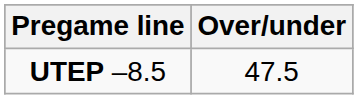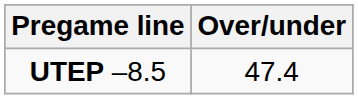(272, 70) 47.5 -> (272, 70) 47.4
